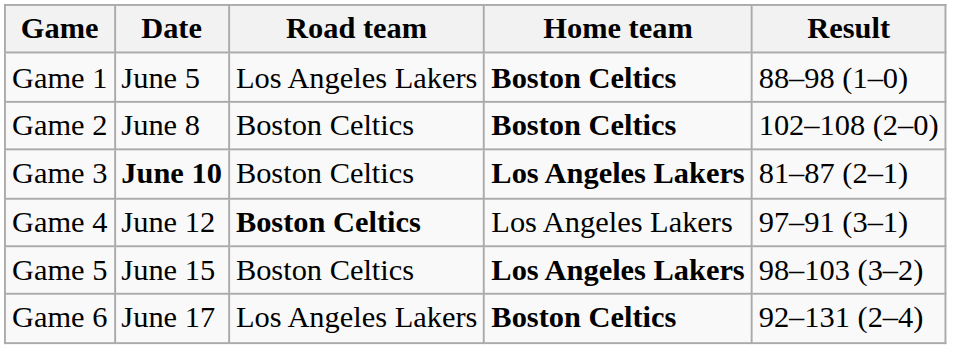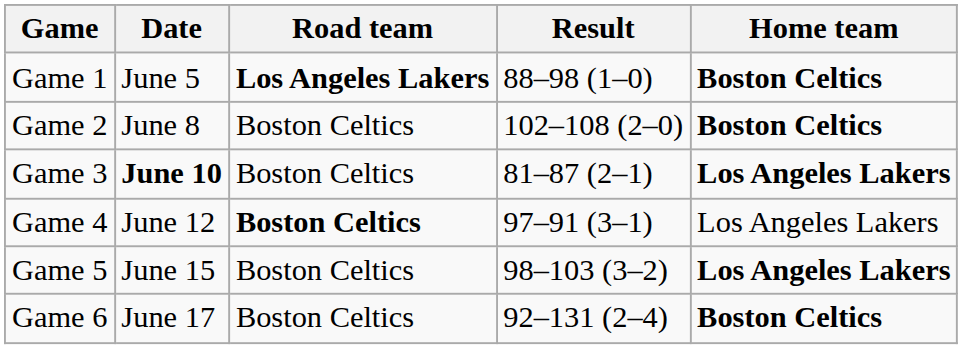columns swapped: (849, 28) <-> (618, 28)
(357, 76) normal -> (363, 76) bold
(357, 317) Los Angeles Lakers -> (325, 317) Boston Celtics
